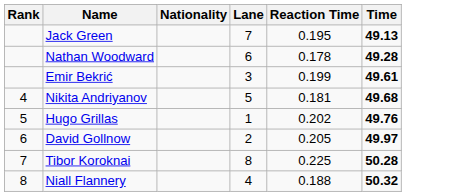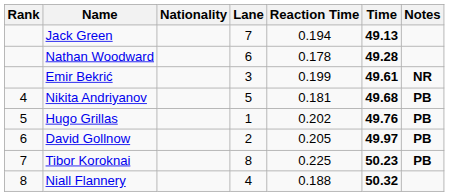+ column: (422, 14)
(315, 35) 0.195 -> (315, 35) 0.194
(382, 160) 50.28 -> (382, 160) 50.23
